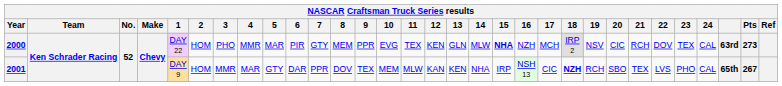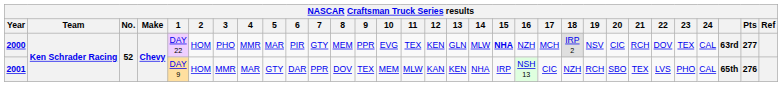(750, 45) 273 -> (750, 45) 277
(572, 69) bold -> (572, 69) normal
(750, 69) 267 -> (750, 69) 276
